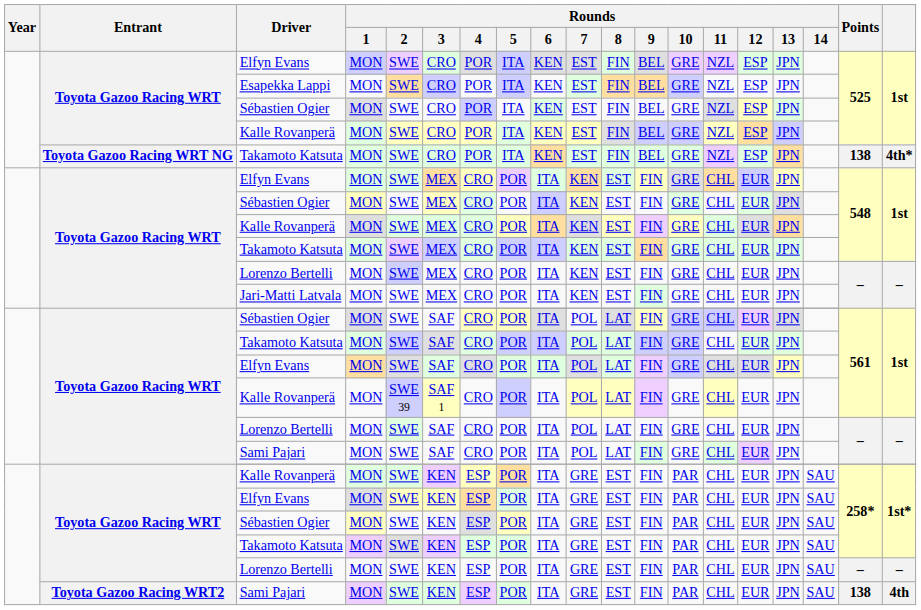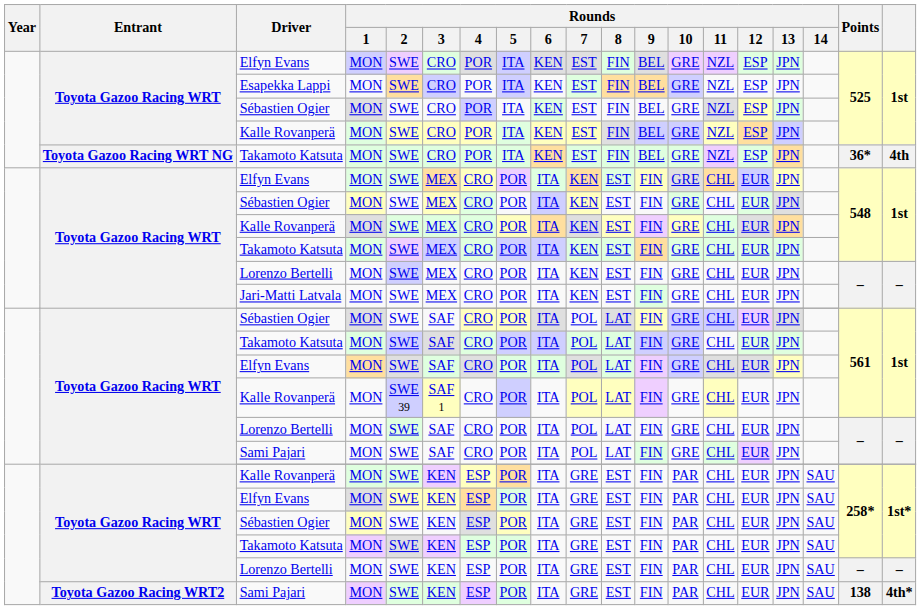(860, 155) 138 -> (860, 155) 36*
(899, 155) 4th* -> (899, 155) 4th
(899, 592) 4th -> (899, 592) 4th*
